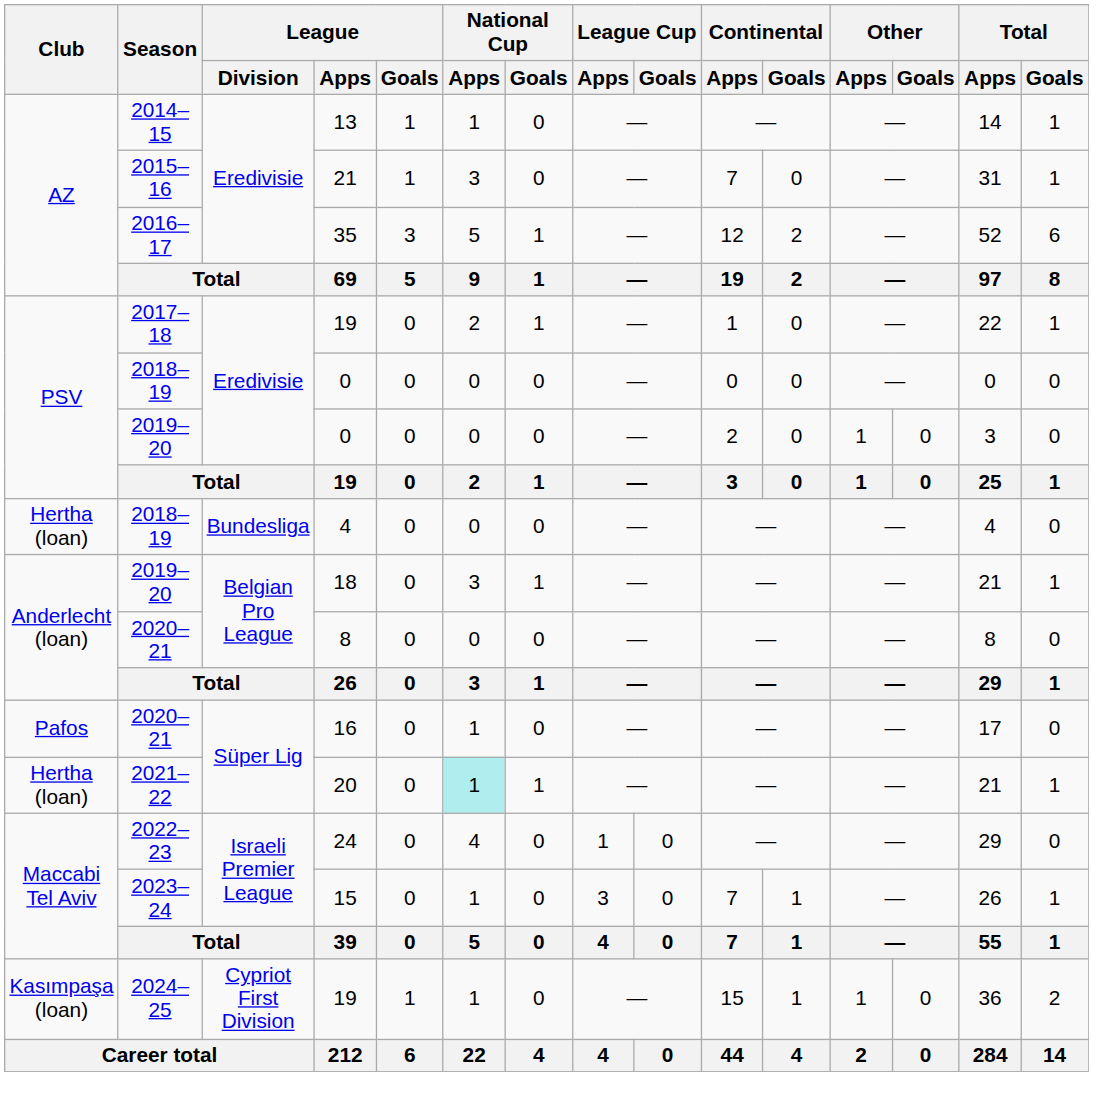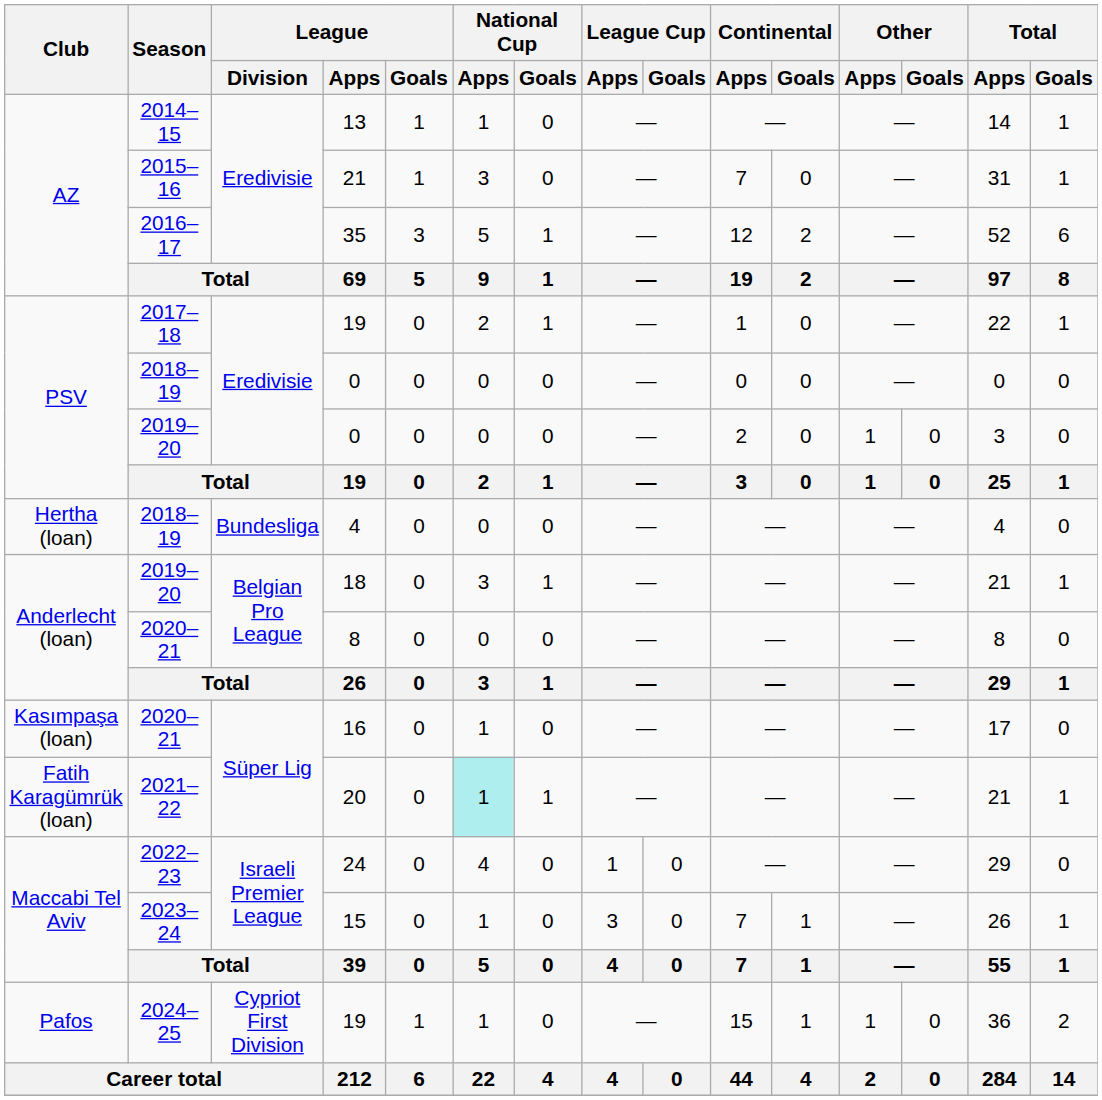(61, 728) Pafos -> (66, 728) Kasımpaşa (loan)
(61, 784) Hertha (loan) -> (66, 796) Fatih Karagümrük (loan)
(61, 998) Kasımpaşa (loan) -> (66, 1022) Pafos
